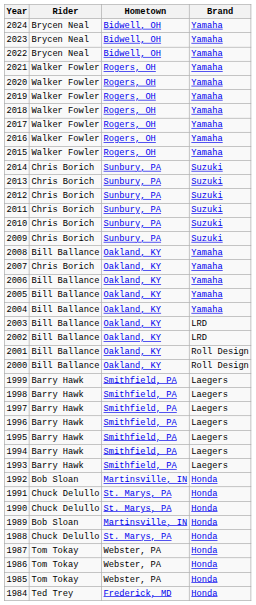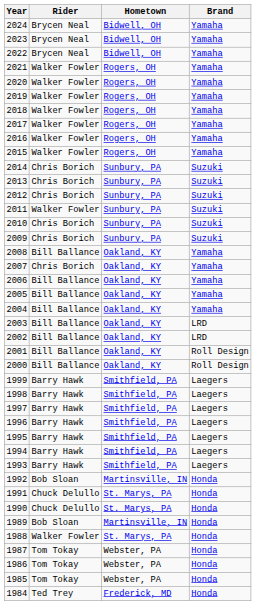(63, 210) Chris Borich -> (65, 210) Walker Fowler
(65, 537) Chuck Delullo -> (65, 537) Walker Fowler
